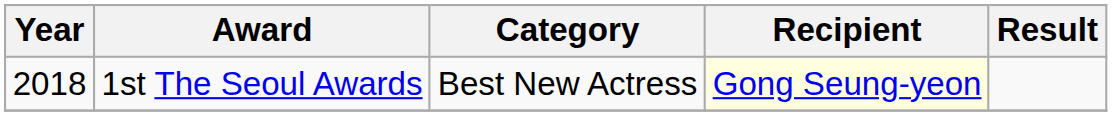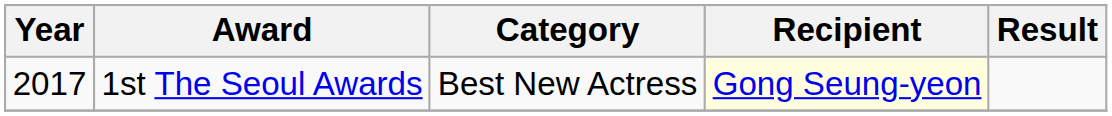(50, 83) 2018 -> (50, 83) 2017
